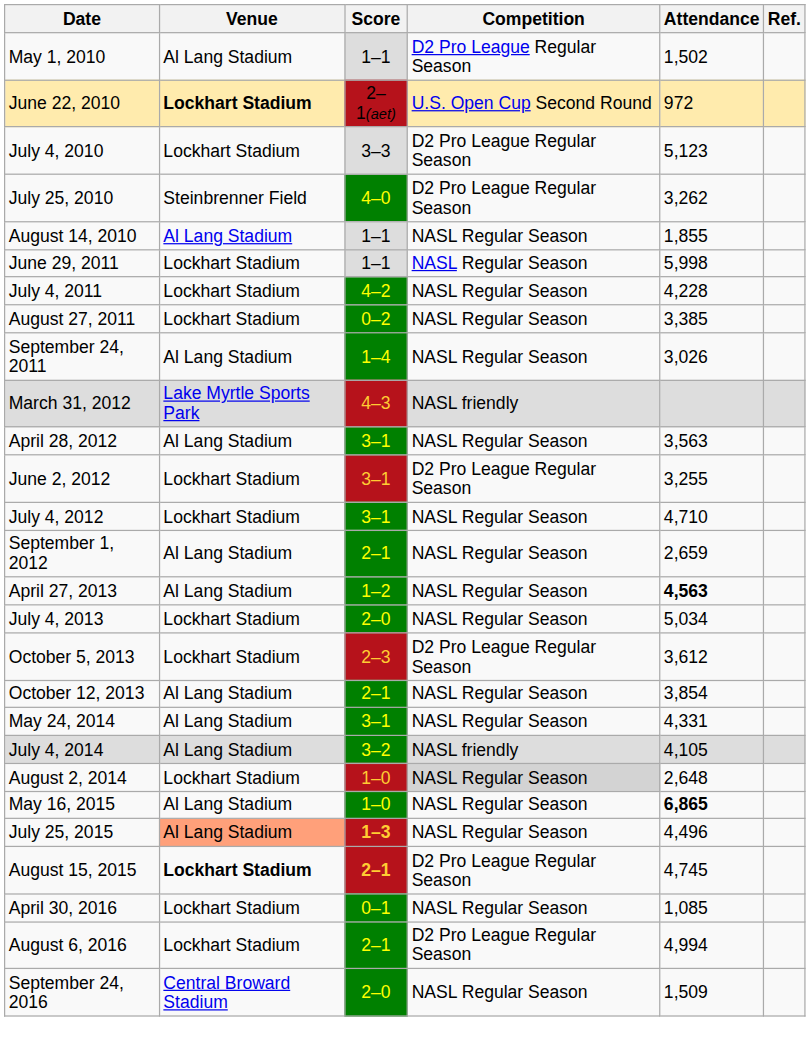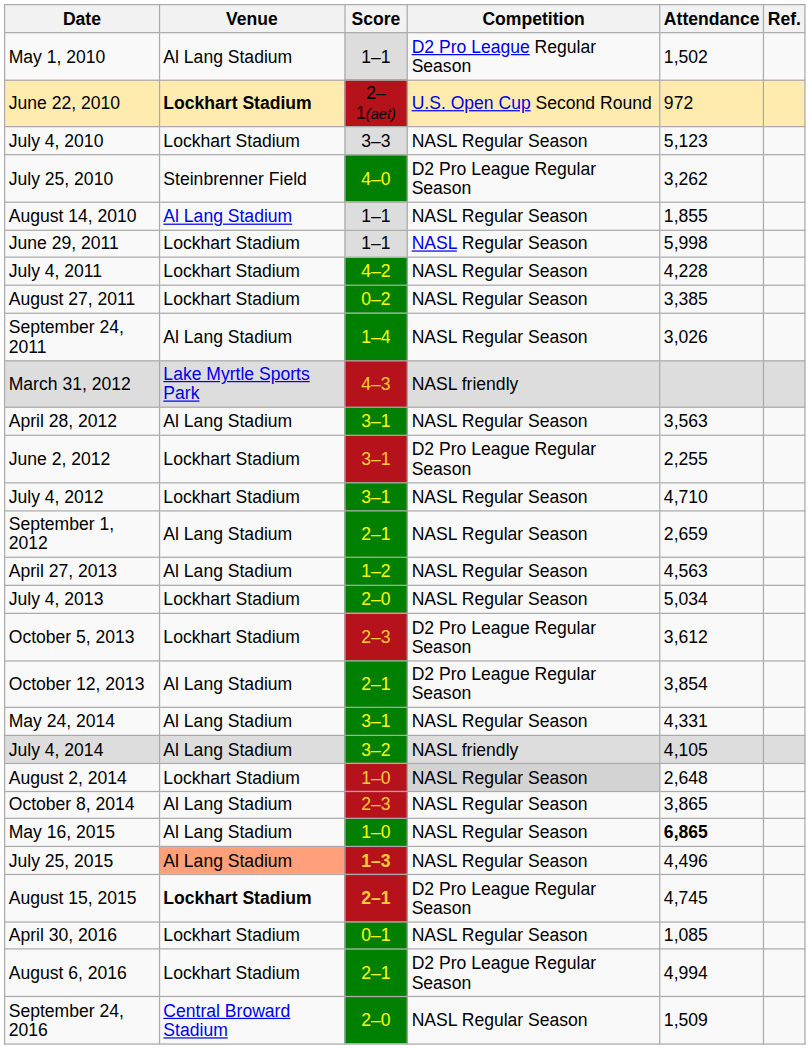(504, 151) D2 Pro League Regular Season -> (500, 141) NASL Regular Season
(686, 479) 3,255 -> (686, 459) 2,255
(686, 591) bold -> (686, 572) normal
(500, 694) NASL Regular Season -> (504, 684) D2 Pro League Regular Season
+ row: (72, 805)
